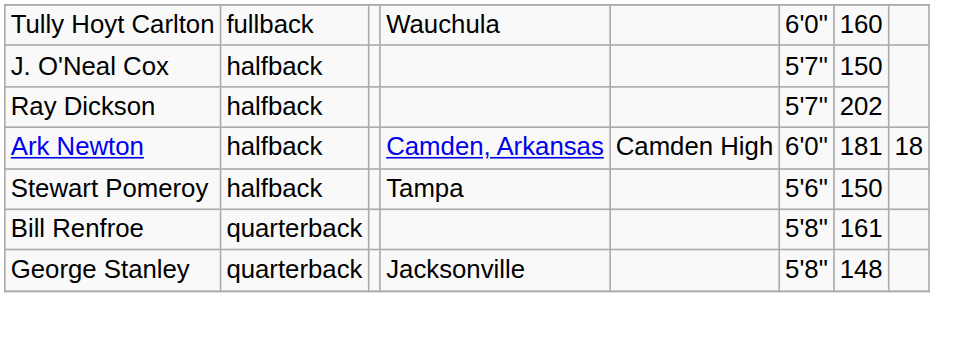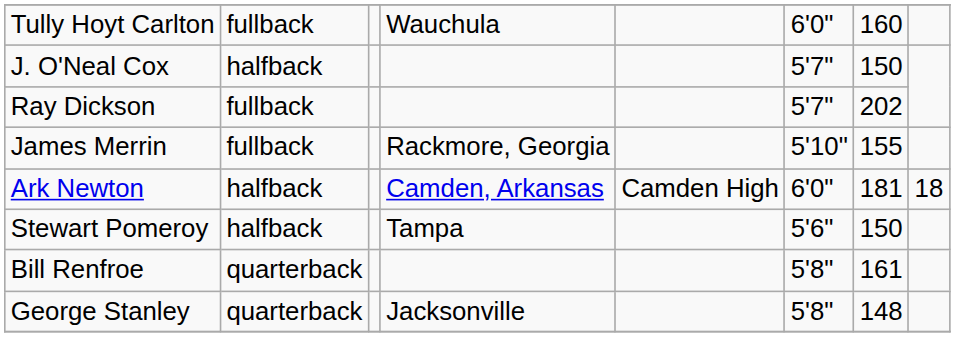(274, 106) halfback -> (270, 106) fullback
+ row: (89, 147)
